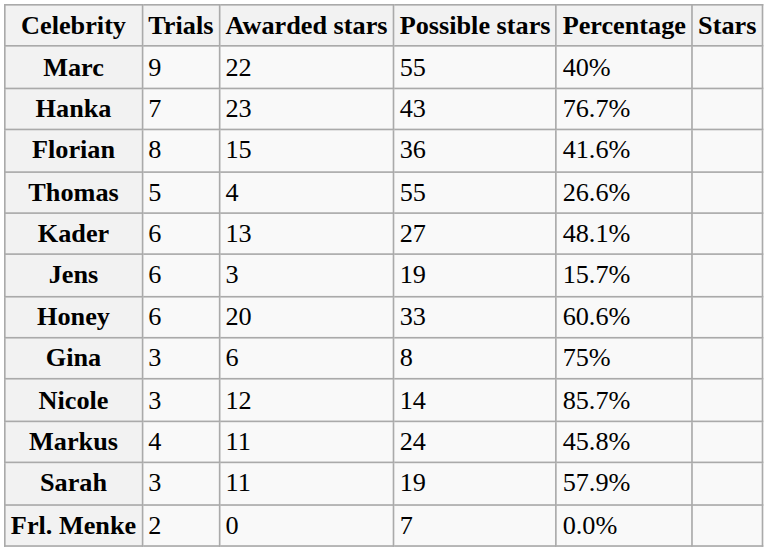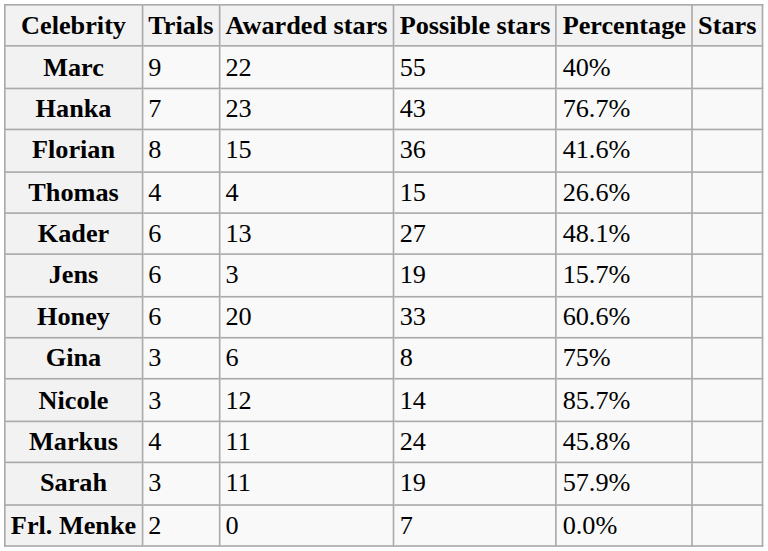(155, 191) 5 -> (155, 191) 4
(413, 191) 55 -> (413, 191) 15
